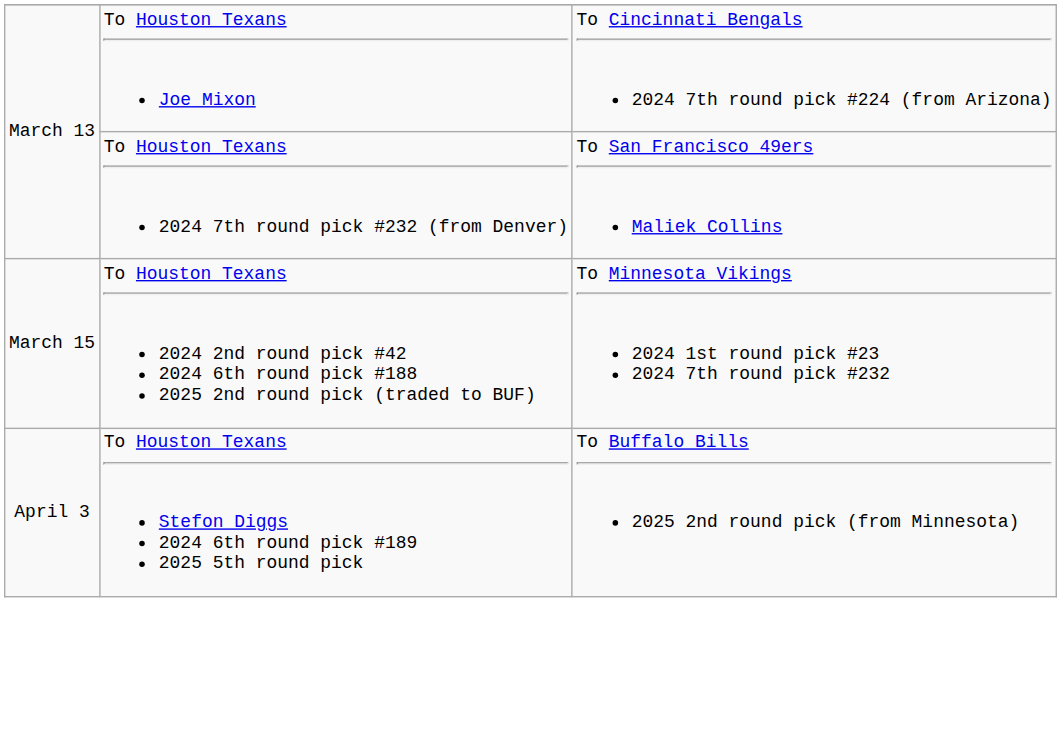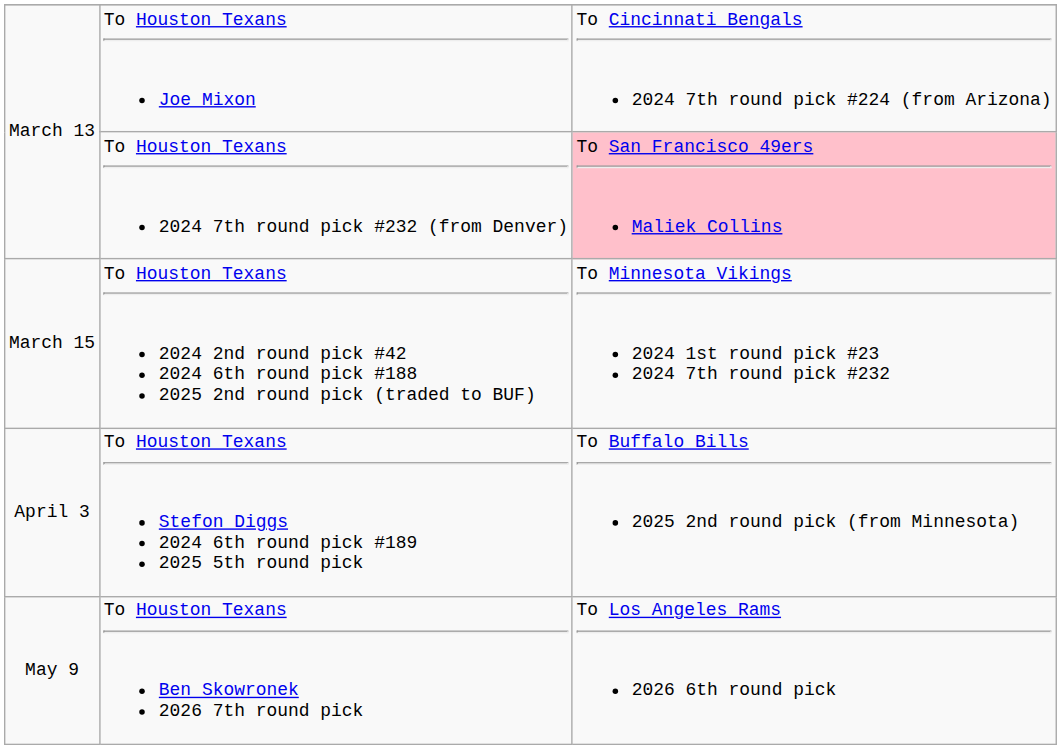(814, 187) no background -> (814, 187) pink background
+ row: (336, 661)
